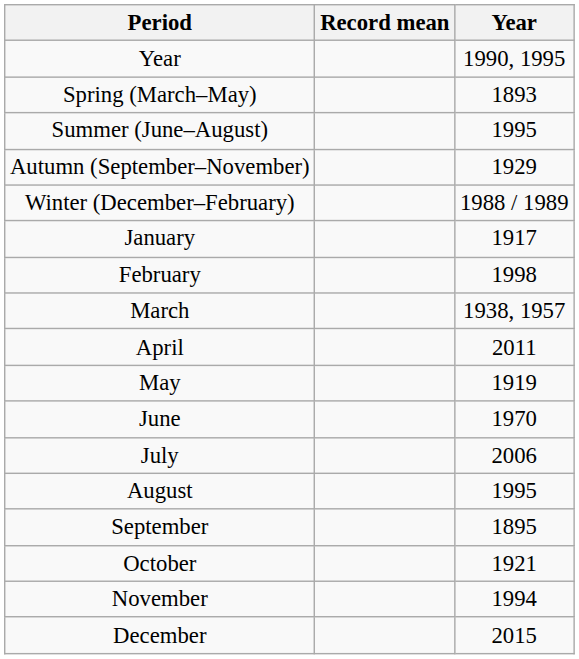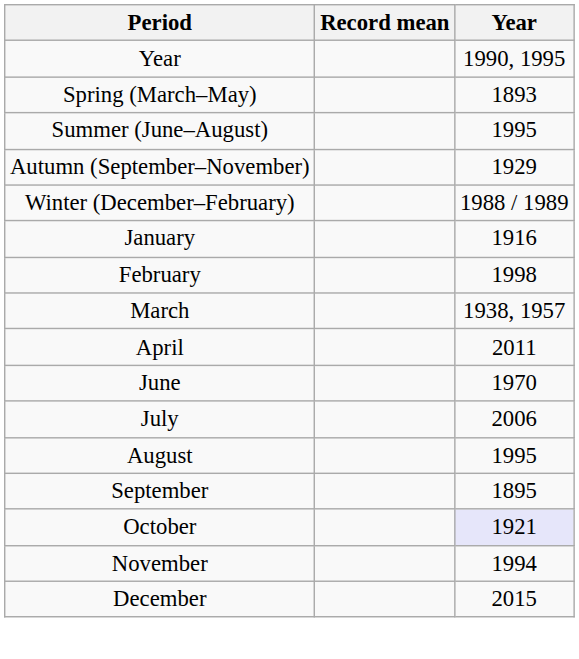(514, 238) 1917 -> (514, 238) 1916
- row: (160, 382)
(514, 563) no background -> (514, 526) lavender background
